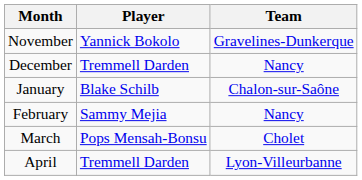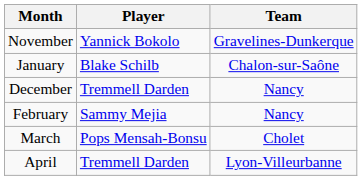rows swapped: (40, 65) <-> (40, 89)
